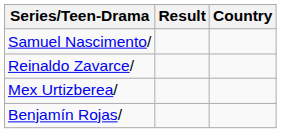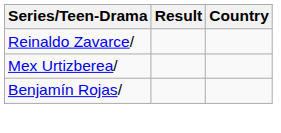- row: (80, 41)
